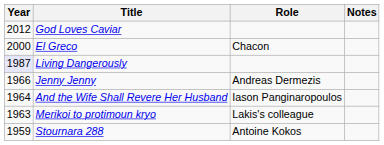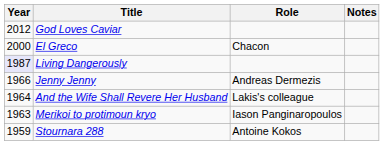(287, 98) Iason Panginaropoulos -> (273, 98) Lakis's colleague
(273, 115) Lakis's colleague -> (287, 115) Iason Panginaropoulos
